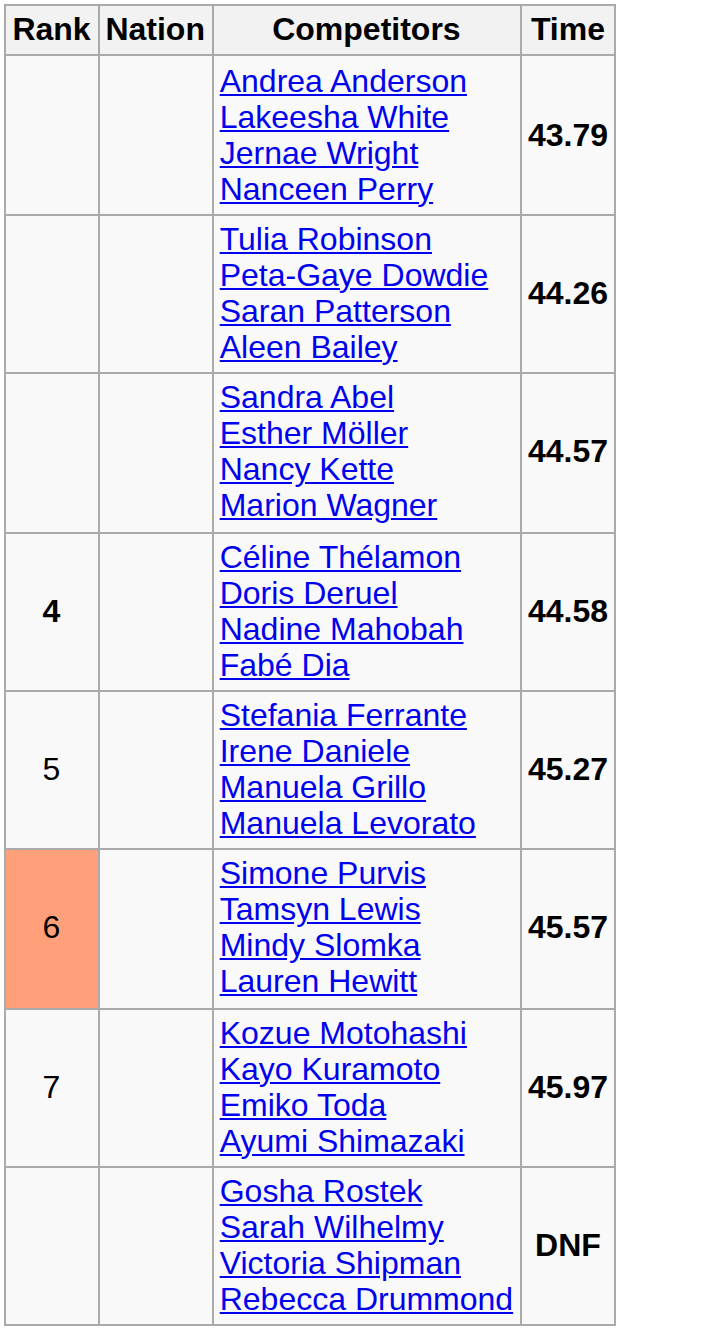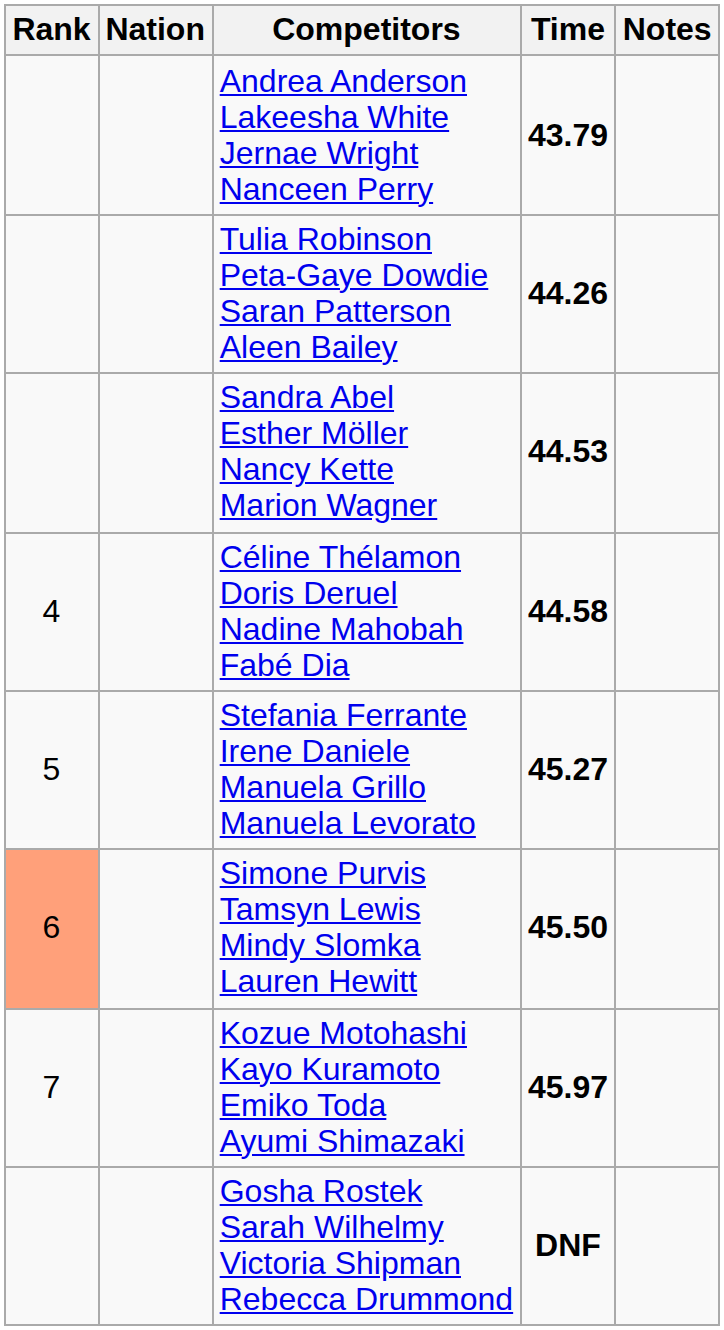+ column: (667, 29)
(568, 452) 44.57 -> (568, 452) 44.53
(52, 610) bold -> (52, 610) normal
(568, 928) 45.57 -> (568, 928) 45.50
